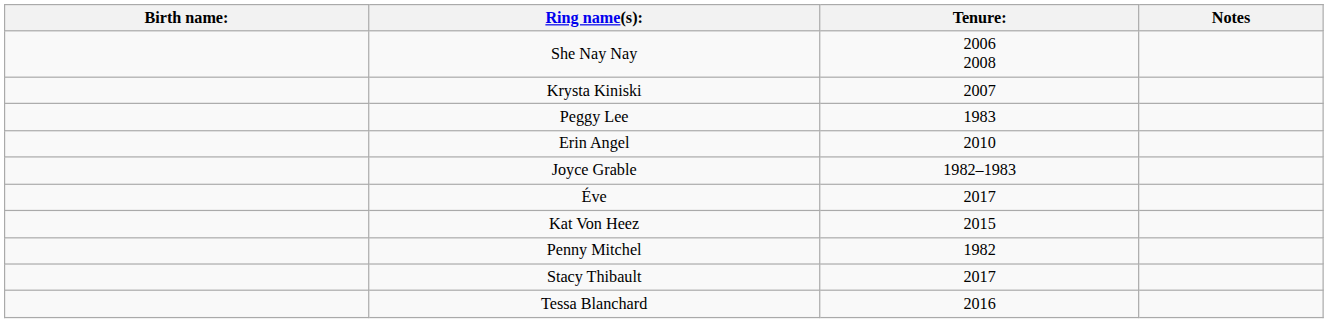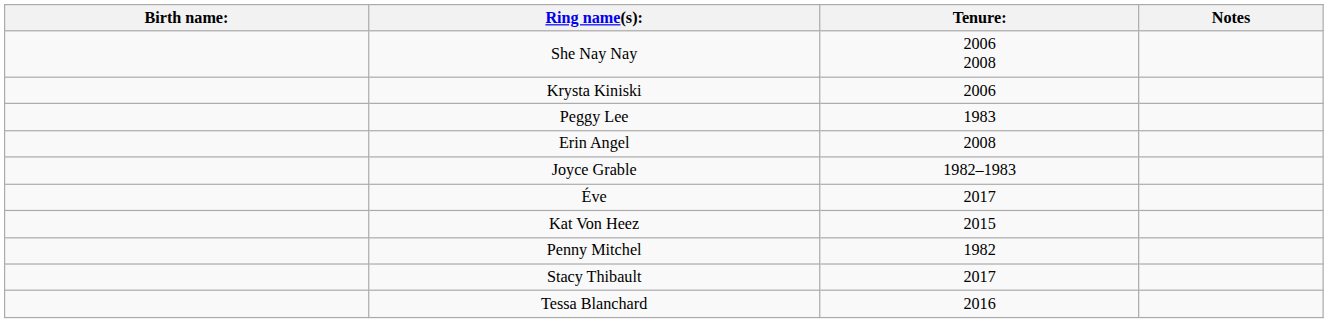(980, 89) 2007 -> (980, 89) 2006
(980, 143) 2010 -> (980, 143) 2008
